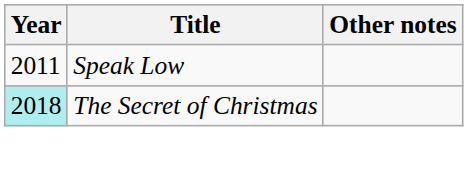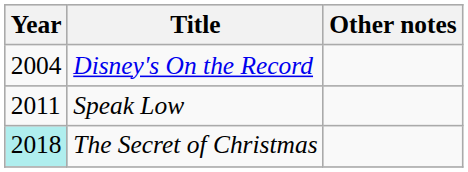+ row: (193, 65)
